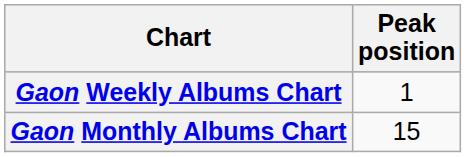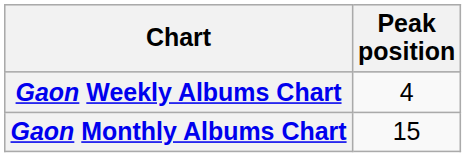(407, 91) 1 -> (407, 91) 4
